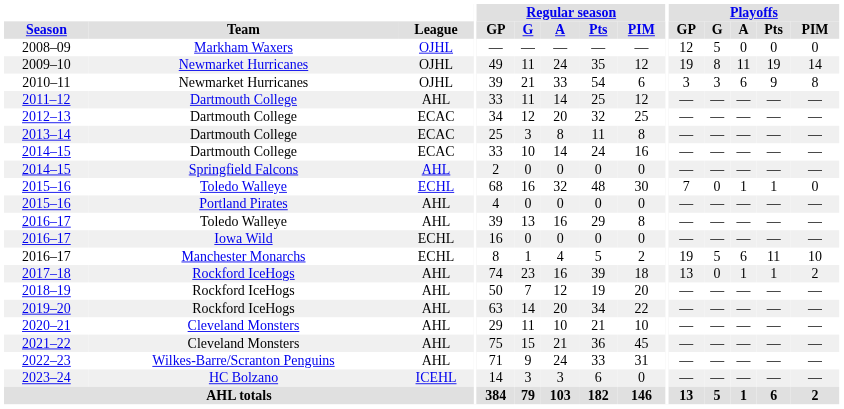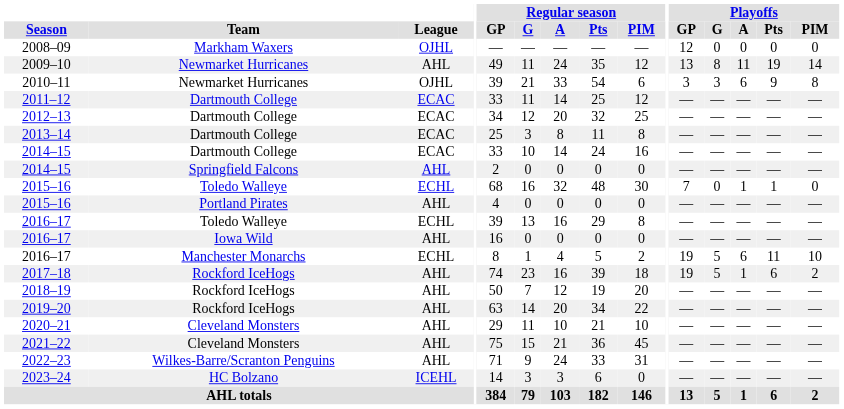(717, 47) 5 -> (717, 47) 0
(436, 64) OJHL -> (436, 64) AHL
(686, 64) 19 -> (686, 64) 13
(436, 99) AHL -> (436, 99) ECAC
(436, 221) AHL -> (436, 221) ECHL
(436, 238) ECHL -> (436, 238) AHL
(686, 273) 13 -> (686, 273) 19
(717, 273) 0 -> (717, 273) 5
(774, 273) 1 -> (774, 273) 6
